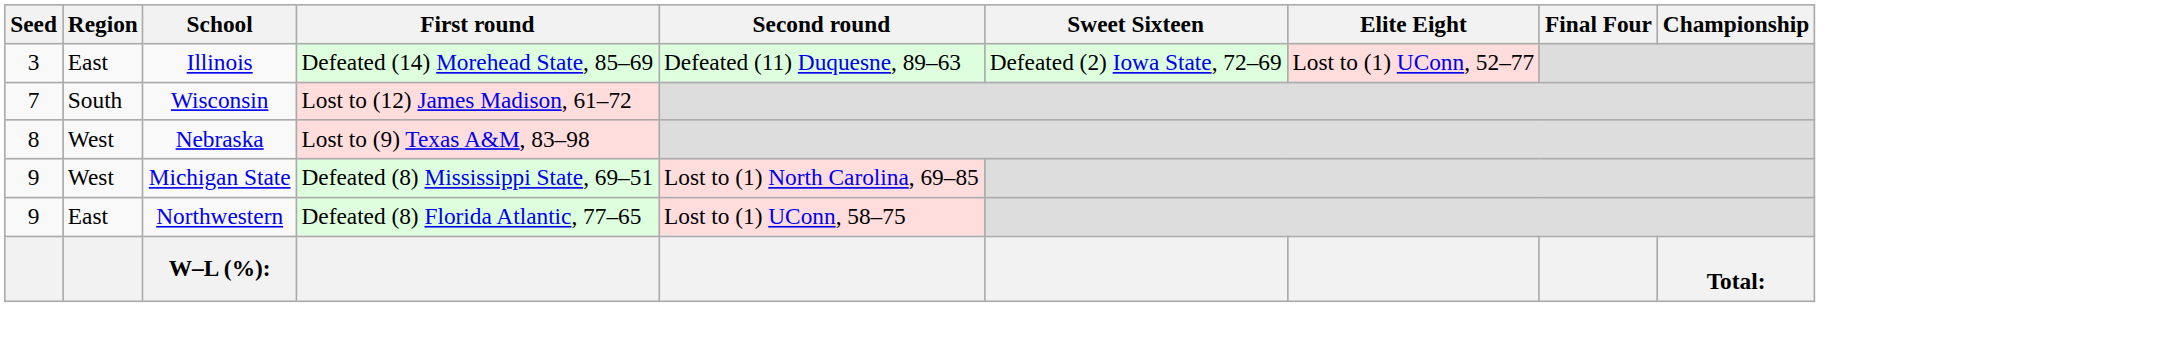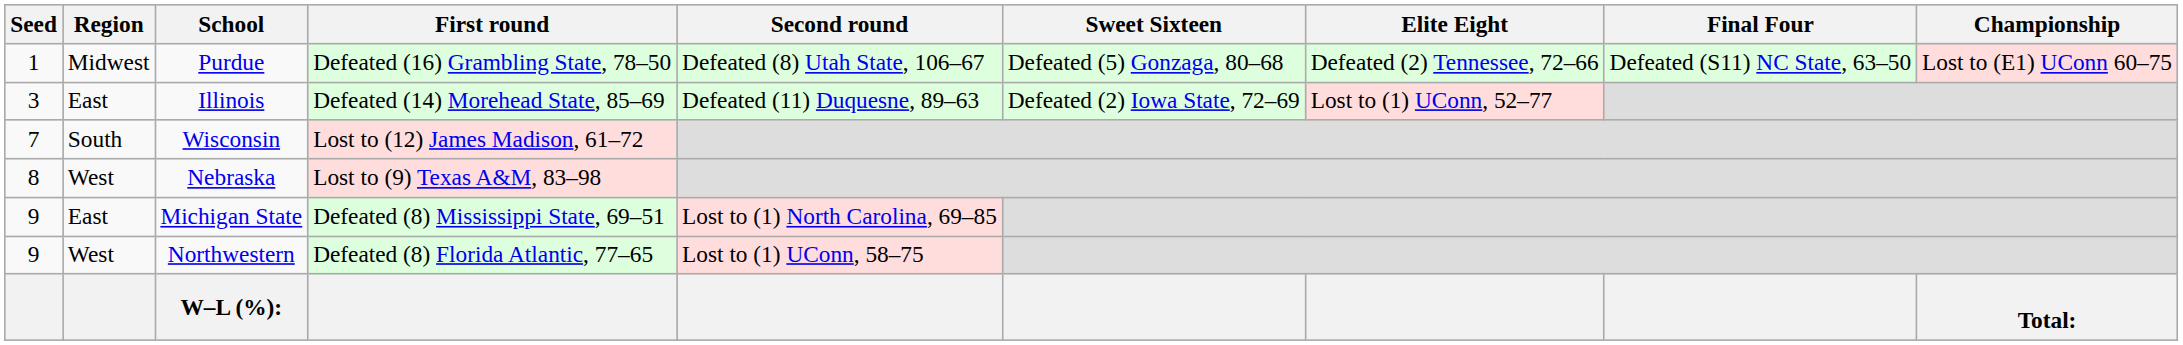+ row: (231, 62)
(91, 178) West -> (88, 216) East
(88, 216) East -> (91, 254) West
